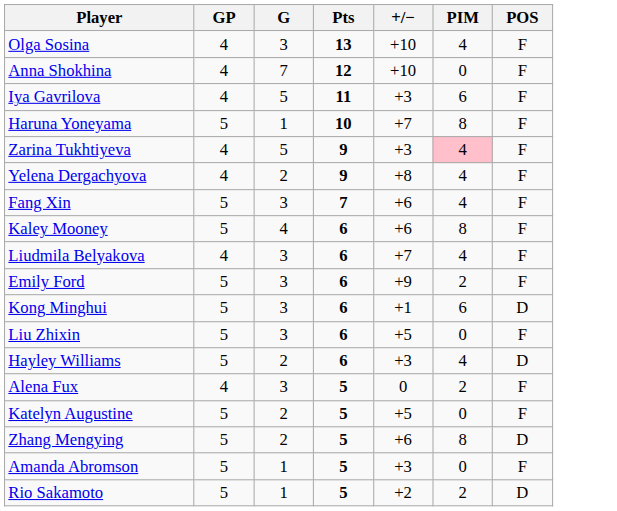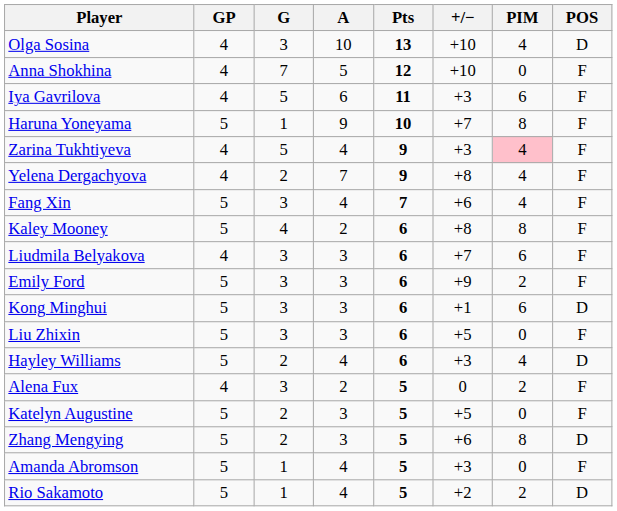+ column: (343, 17)
(522, 44) F -> (582, 44) D
(403, 228) +6 -> (463, 228) +8
(463, 255) 4 -> (522, 255) 6
